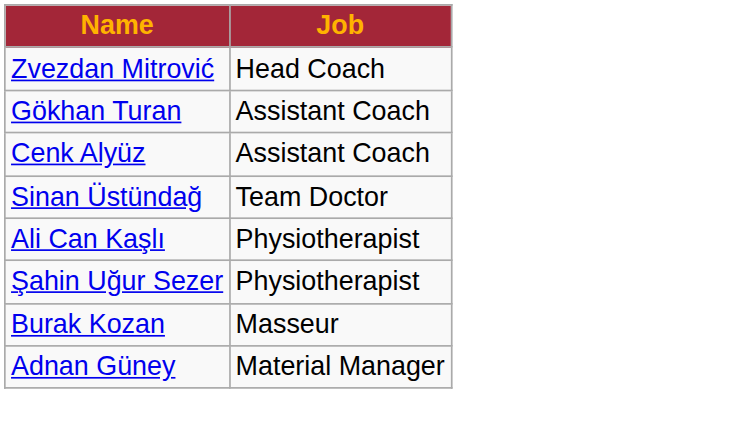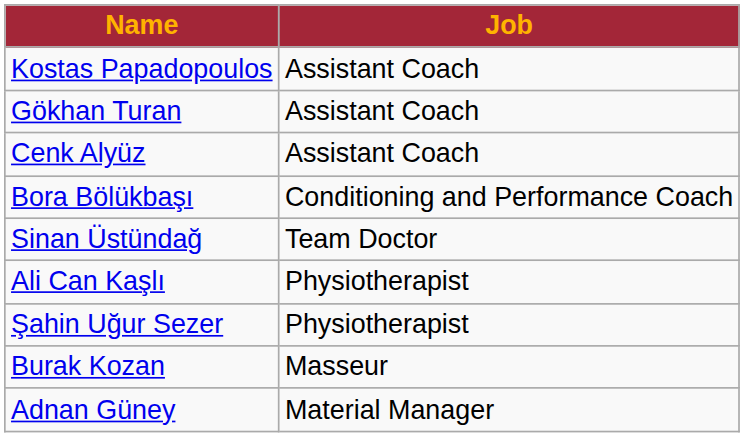- row: (113, 68)
+ row: (142, 68)
+ row: (102, 196)
